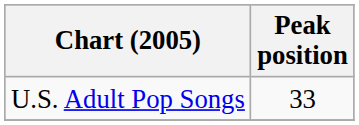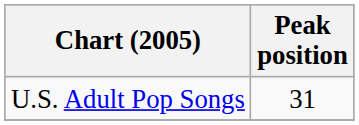(302, 98) 33 -> (302, 98) 31
